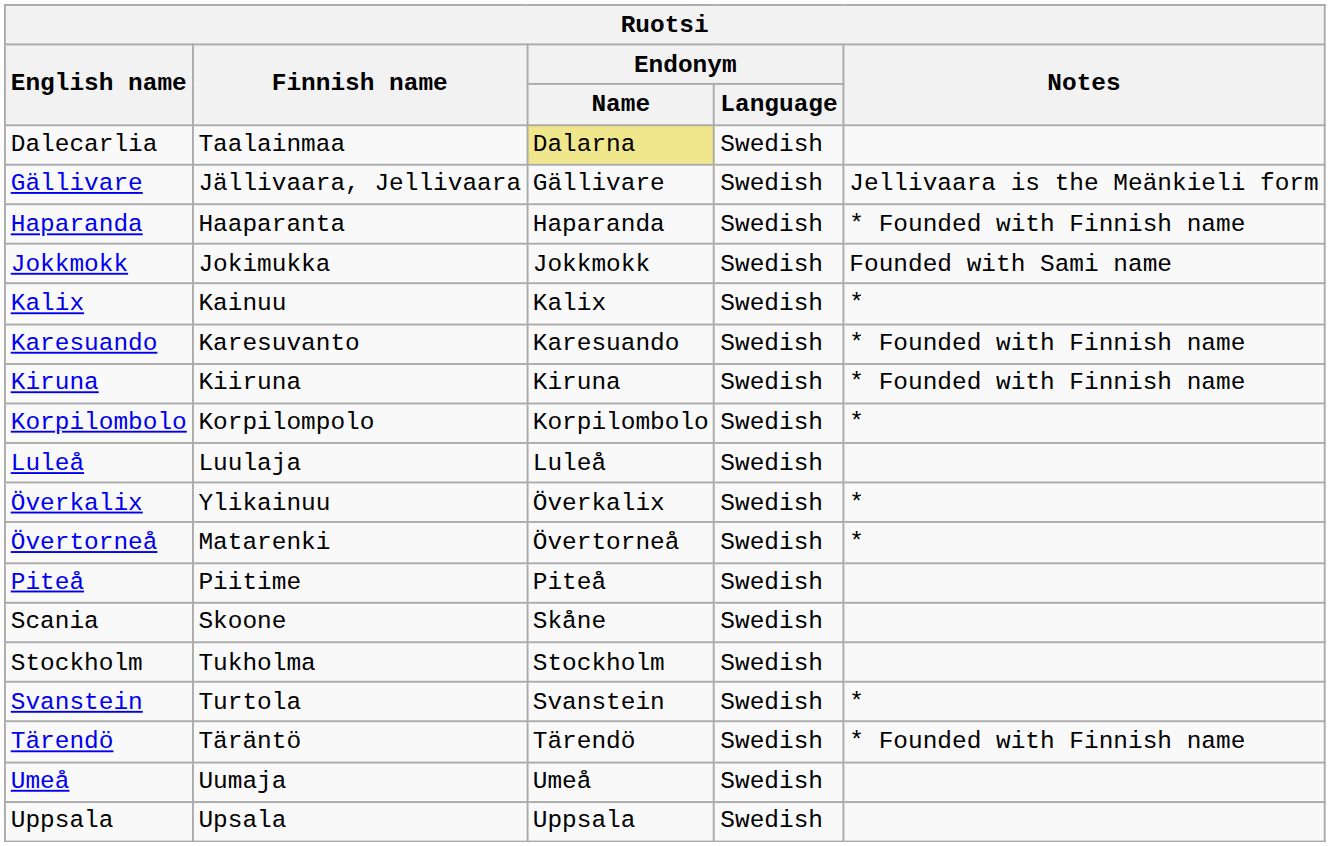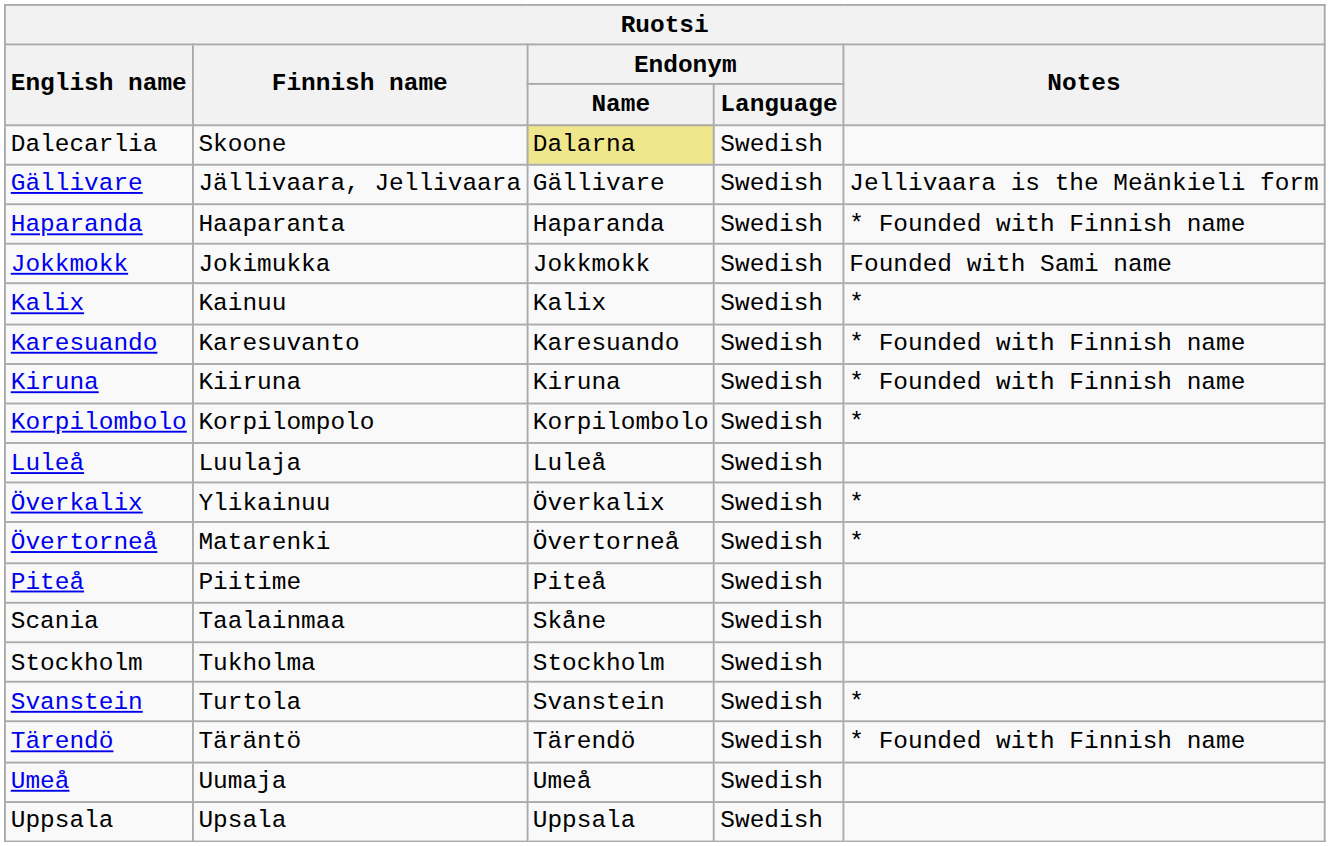(272, 144) Taalainmaa -> (242, 144) Skoone
(242, 622) Skoone -> (272, 622) Taalainmaa
